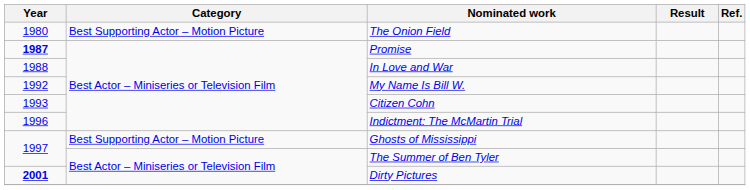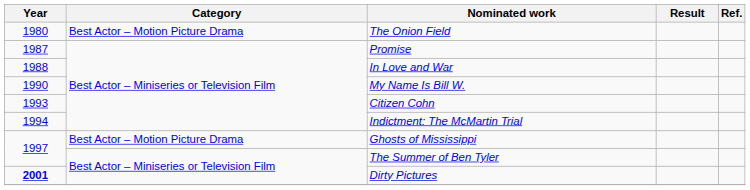(167, 31) Best Supporting Actor – Motion Picture -> (156, 31) Best Actor – Motion Picture Drama
(35, 49) bold -> (35, 49) normal
(35, 85) 1992 -> (35, 85) 1990
(35, 121) 1996 -> (35, 121) 1994
(167, 139) Best Supporting Actor – Motion Picture -> (156, 139) Best Actor – Motion Picture Drama
